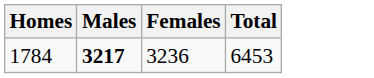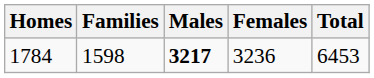+ column: (120, 21)
